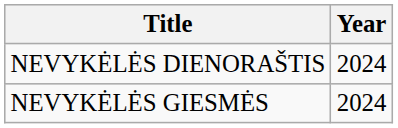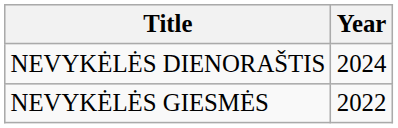(362, 102) 2024 -> (362, 102) 2022
